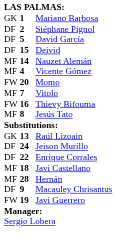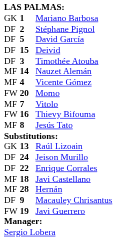+ row: (67, 61)
